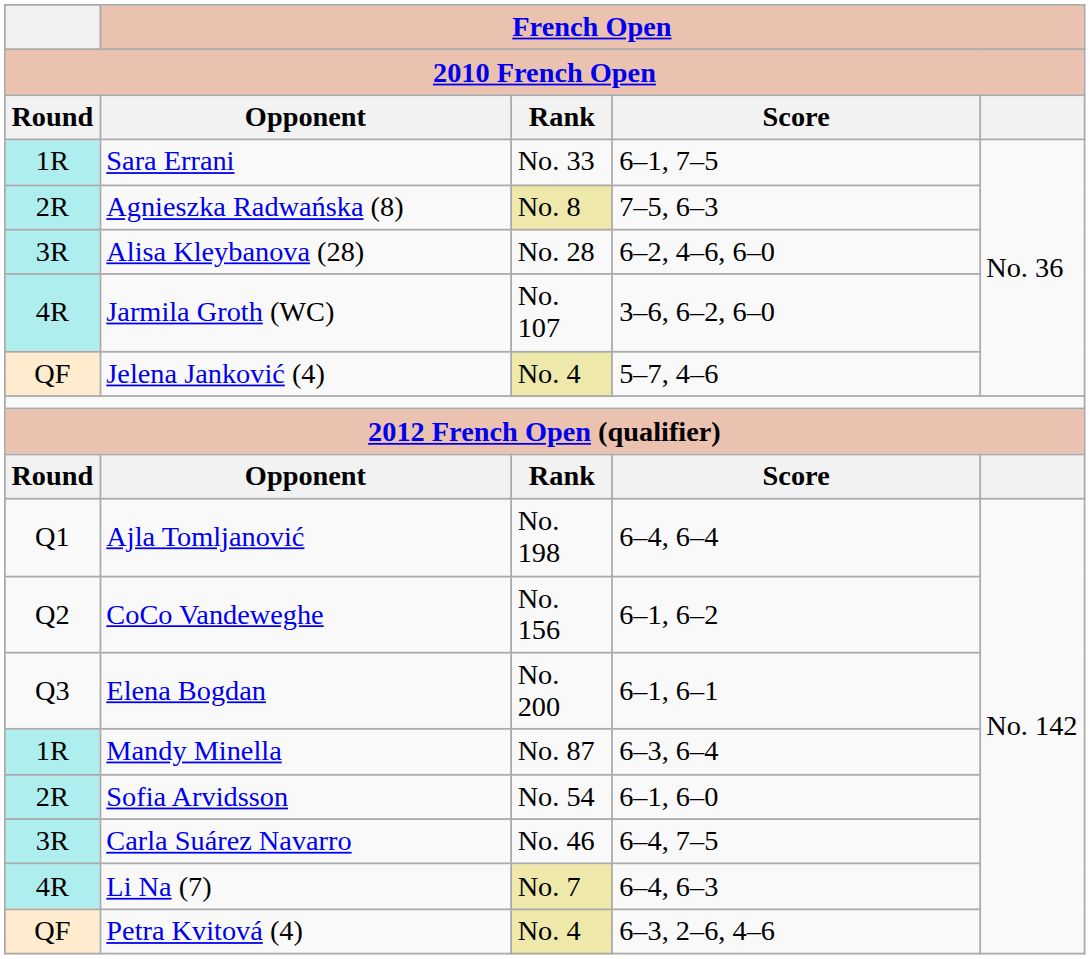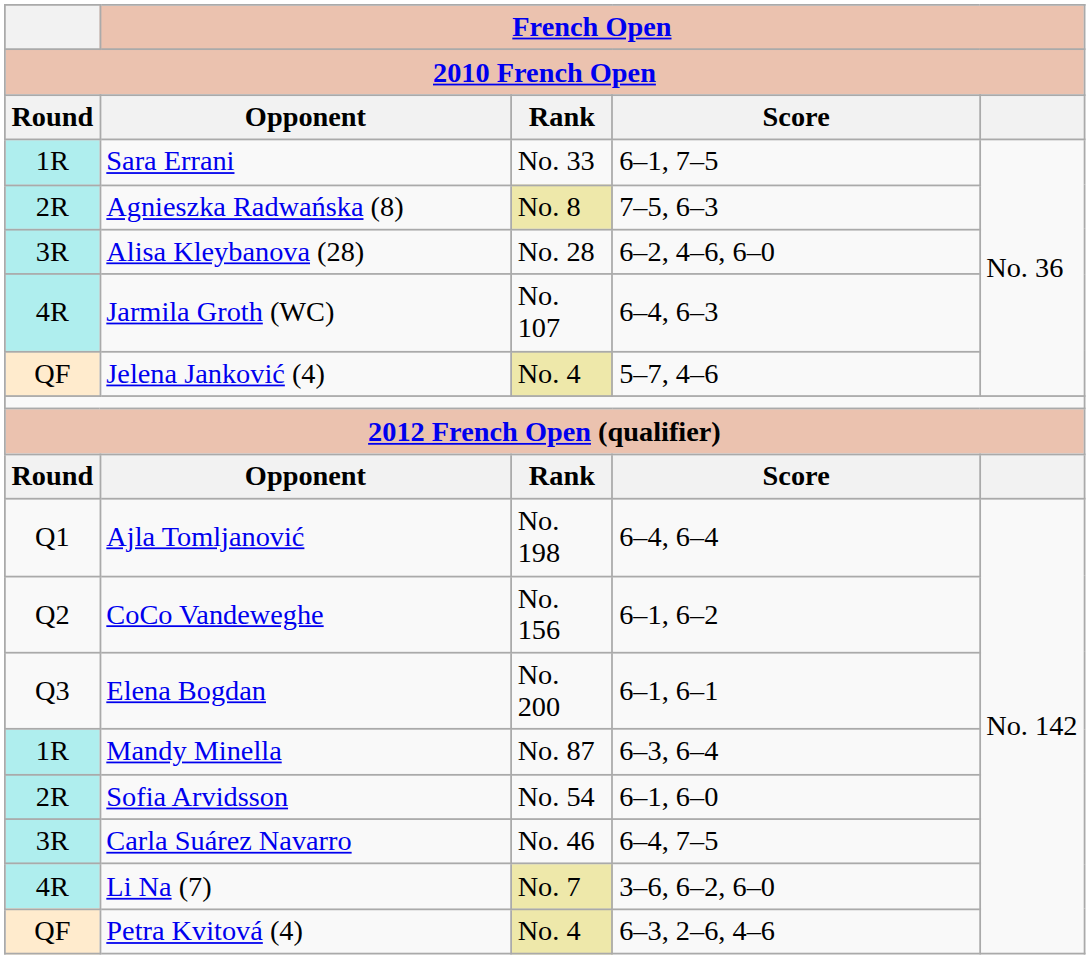(697, 312) 3–6, 6–2, 6–0 -> (669, 312) 6–4, 6–3
(669, 886) 6–4, 6–3 -> (697, 886) 3–6, 6–2, 6–0
